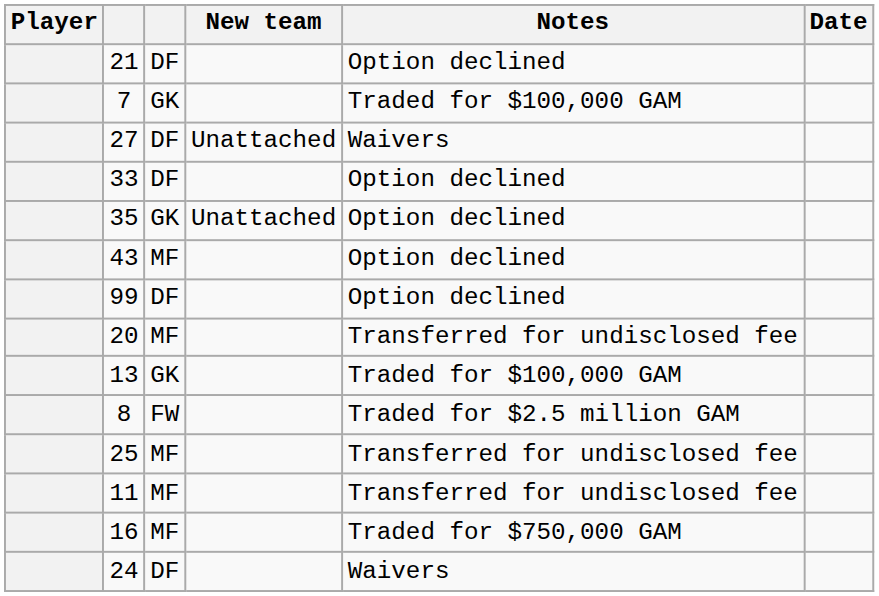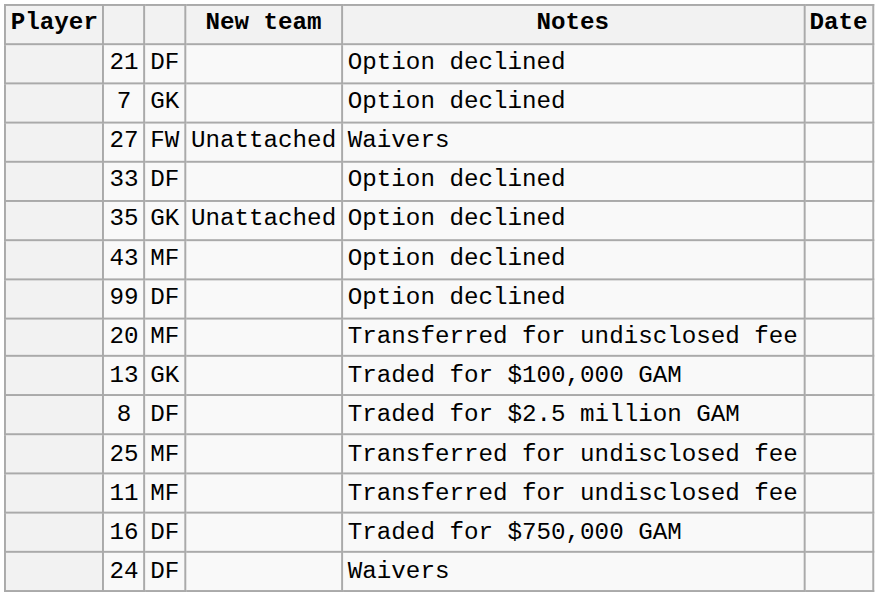(515, 103) Traded for $100,000 GAM -> (457, 103) Option declined
(165, 142) DF -> (165, 142) FW
(165, 416) FW -> (165, 416) DF
(165, 533) MF -> (165, 533) DF
